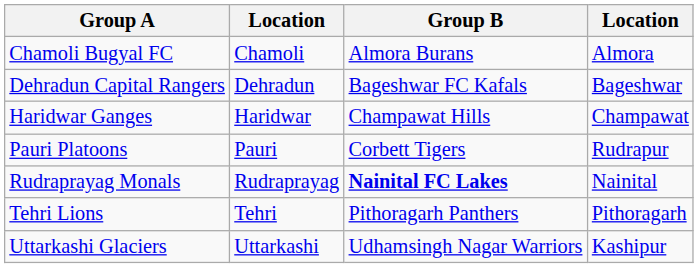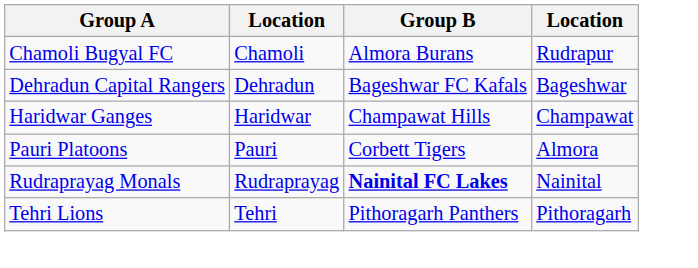(623, 52) Almora -> (575, 52) Rudrapur
(630, 149) Rudrapur -> (567, 149) Almora
- row: (88, 246)
